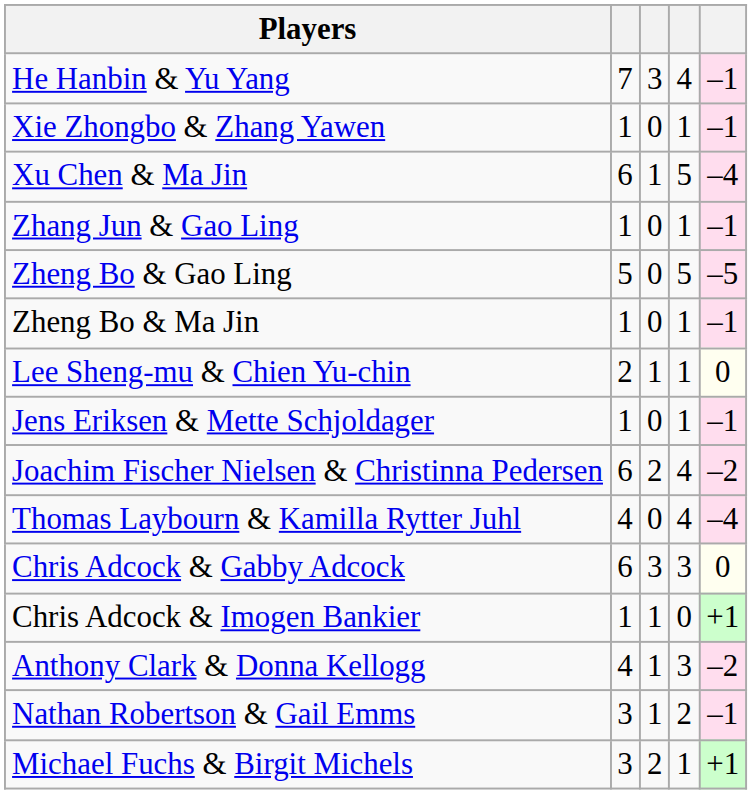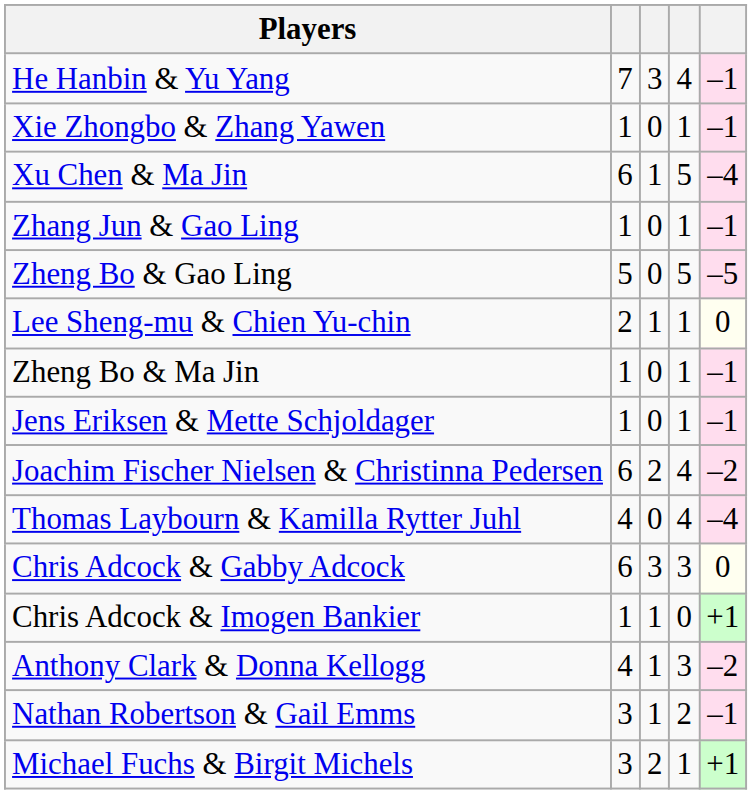rows swapped: (136, 322) <-> (211, 371)
